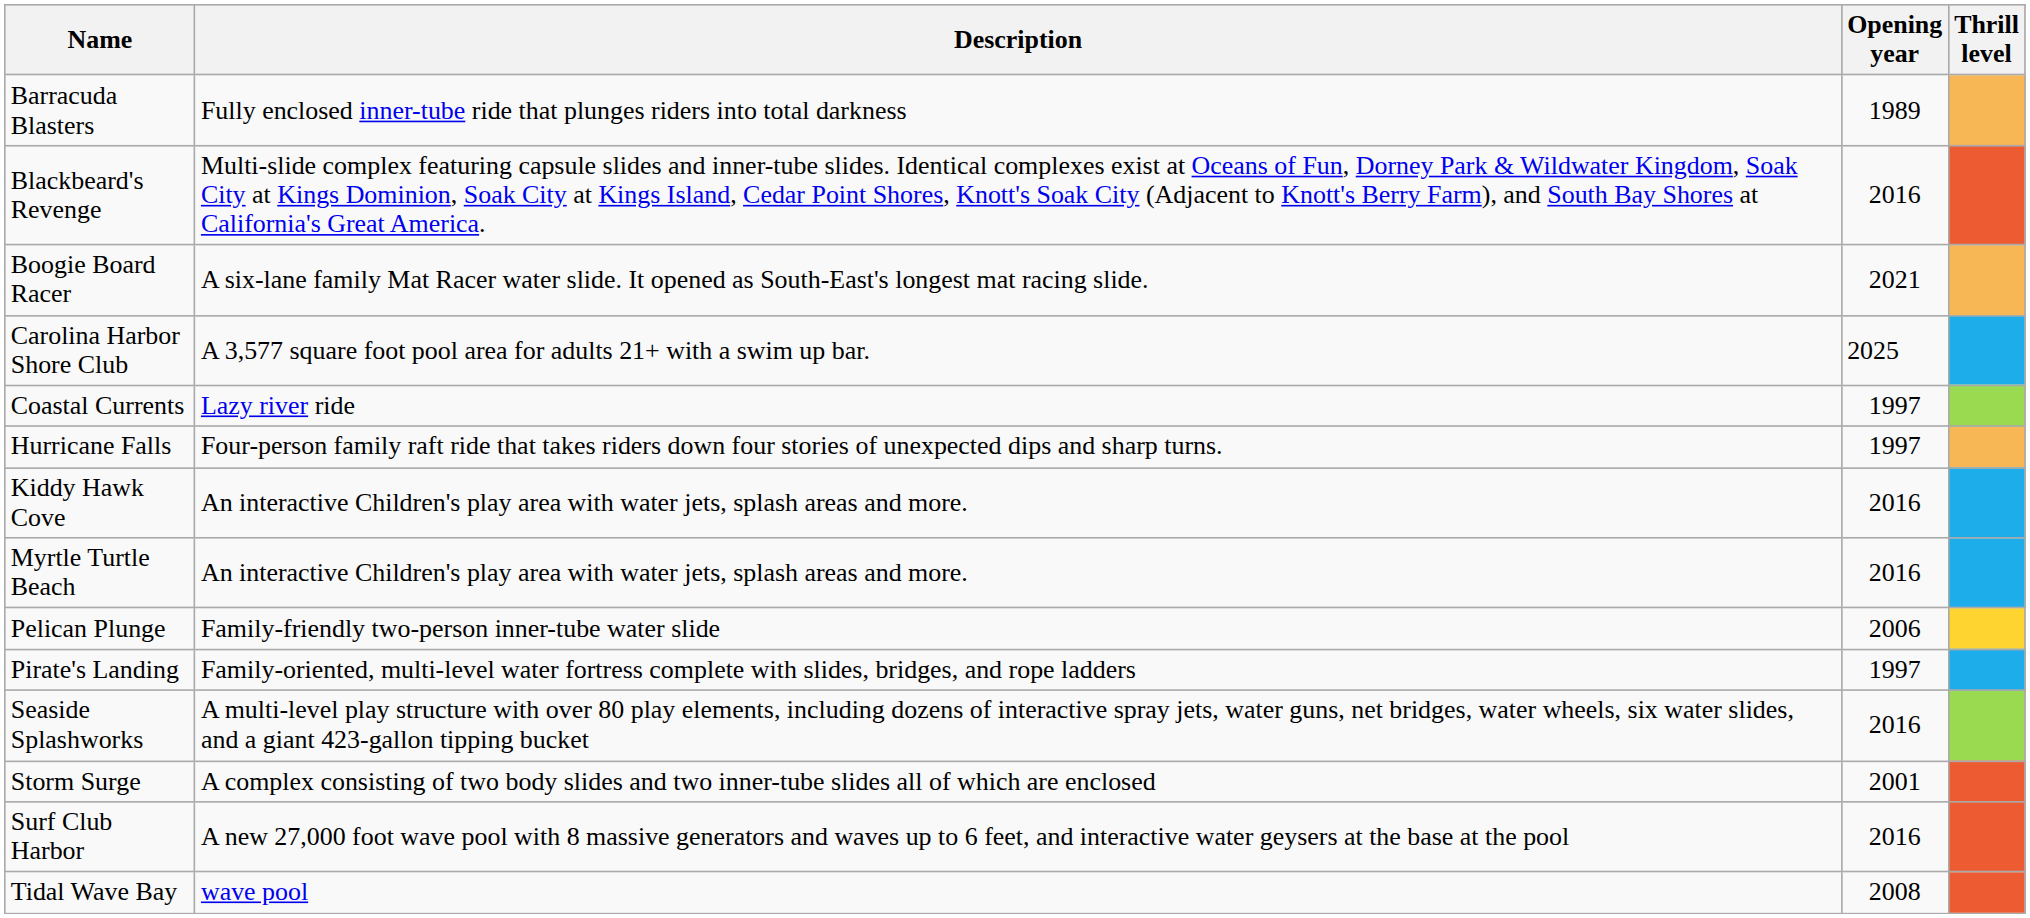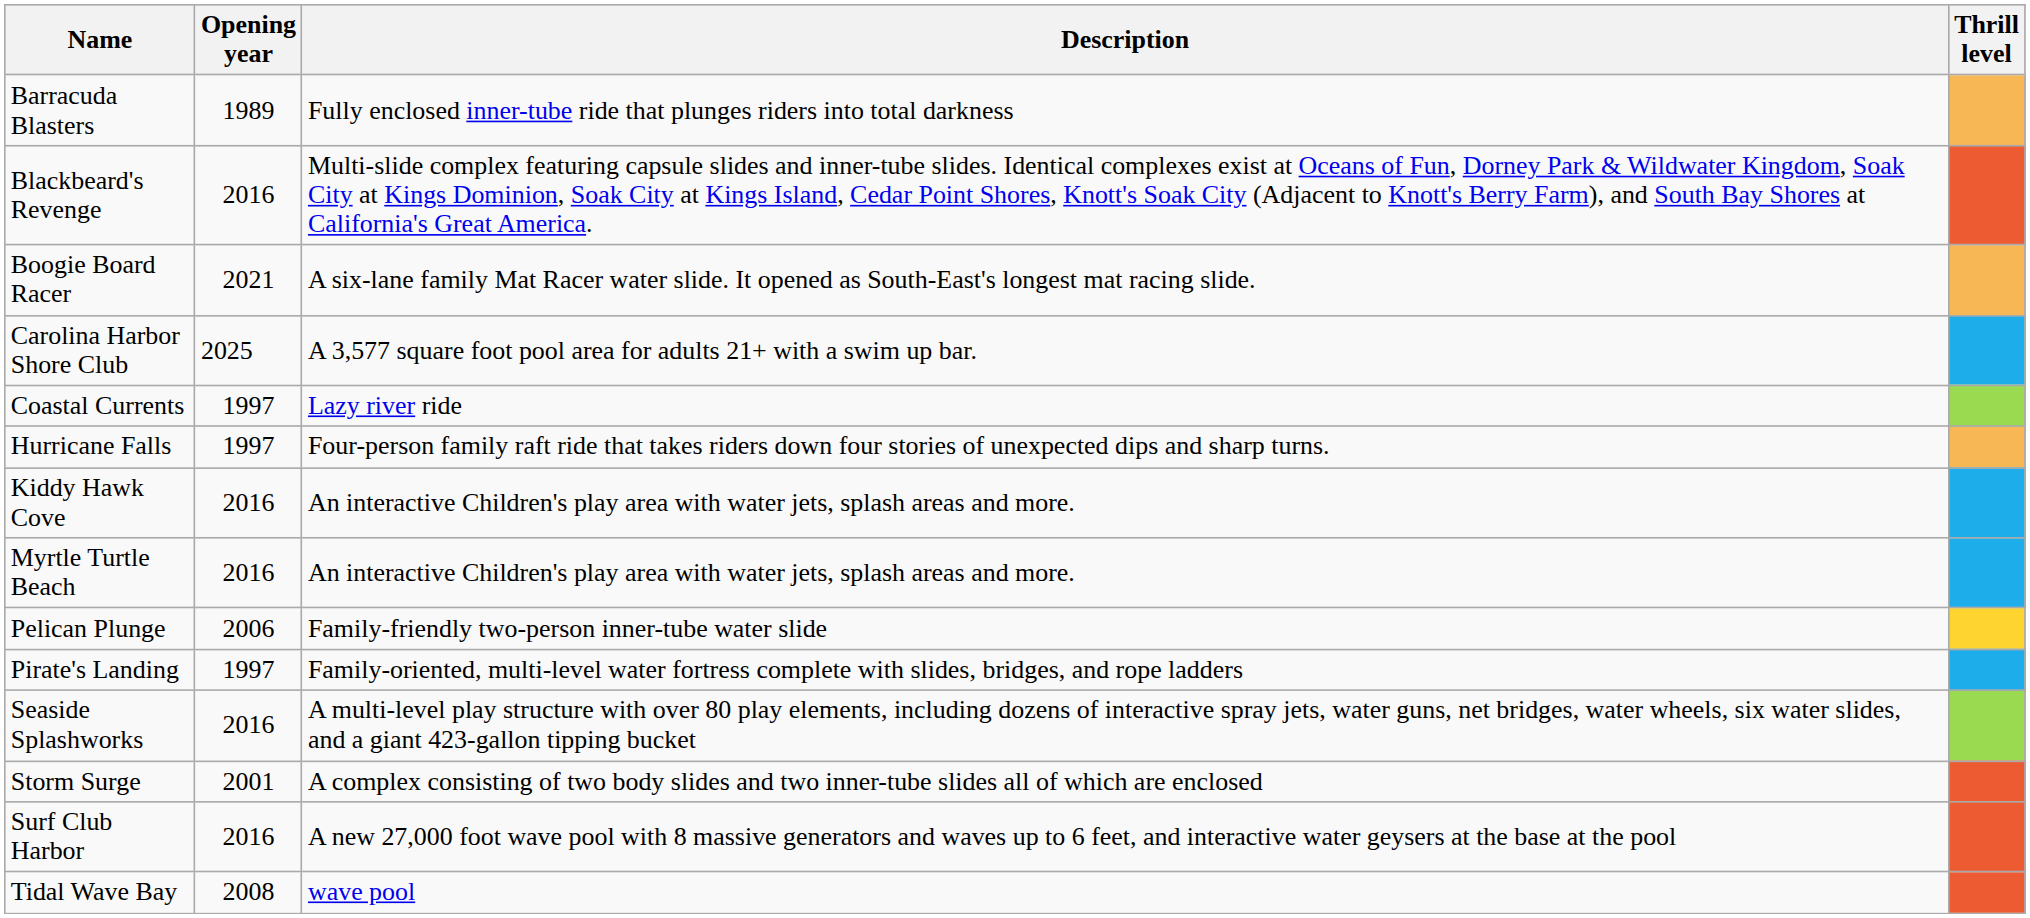columns swapped: (1895, 39) <-> (1018, 39)
